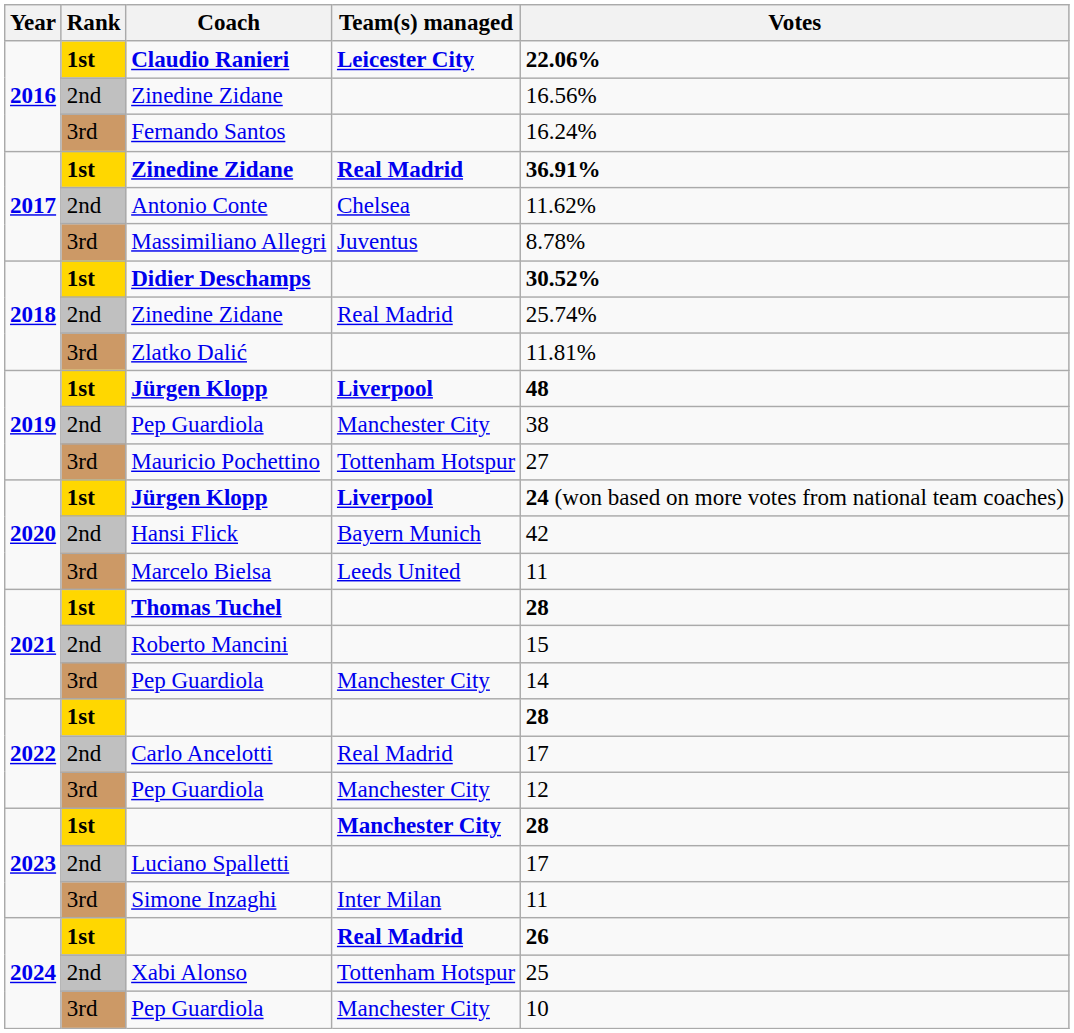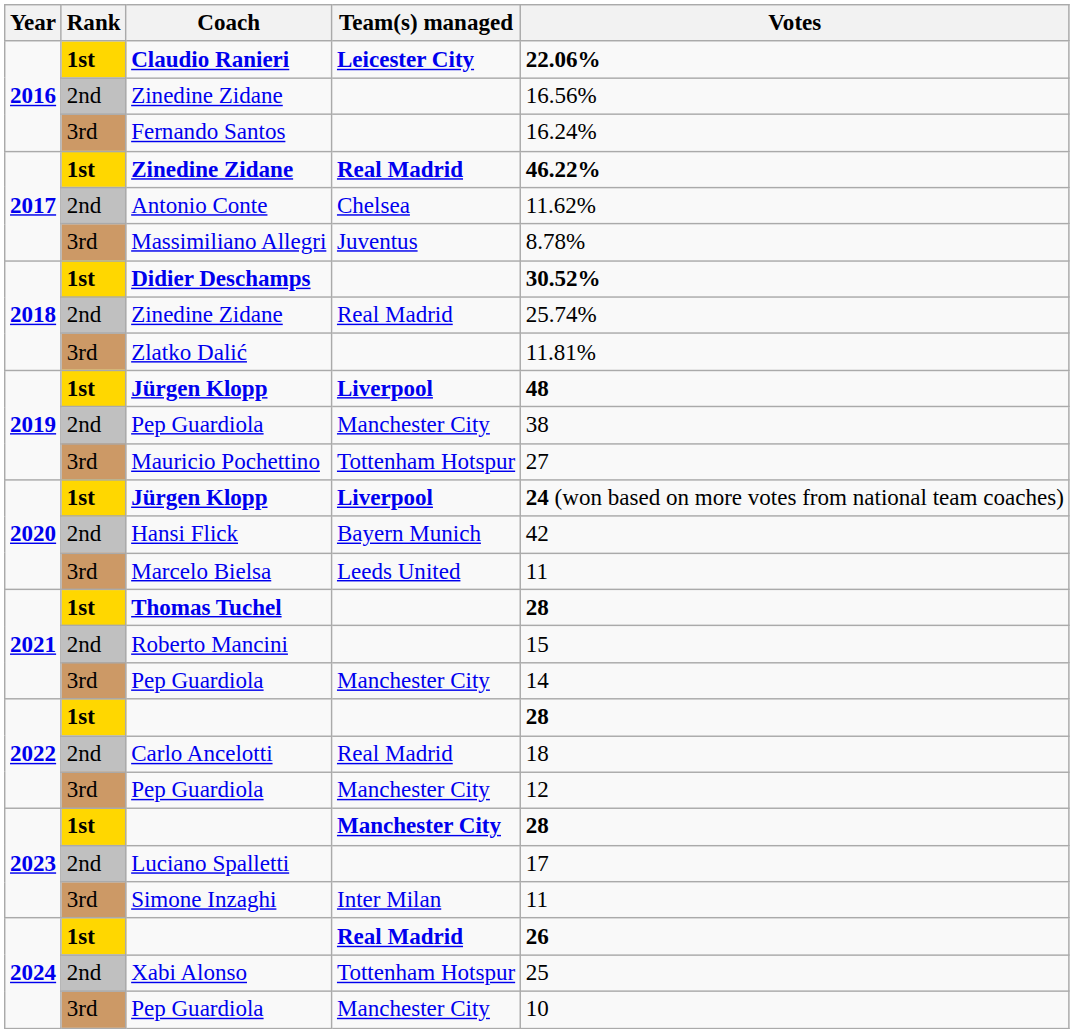(563, 168) 36.91% -> (563, 168) 46.22%
(537, 753) 17 -> (537, 753) 18
